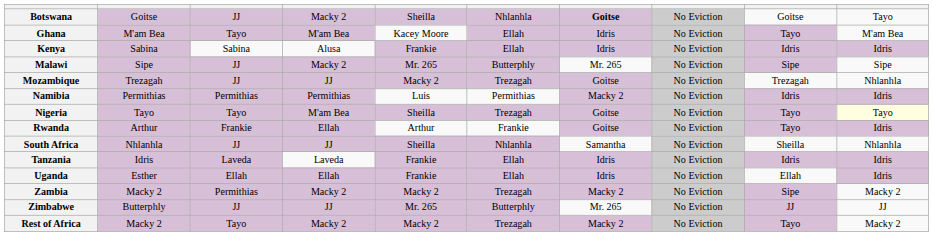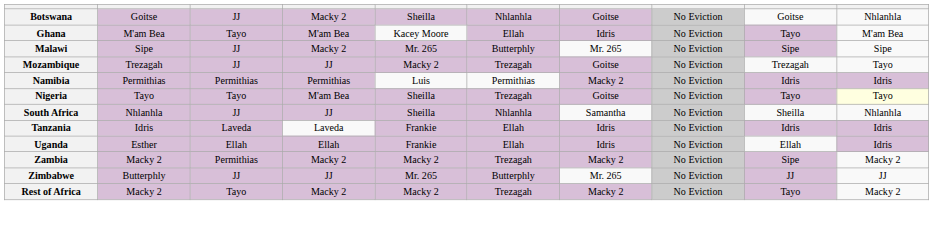(606, 17) bold -> (606, 17) normal
(883, 17) Tayo -> (883, 17) Nhlanhla
- row: (51, 48)
(883, 80) Nhlanhla -> (883, 64) Tayo
- row: (51, 128)
